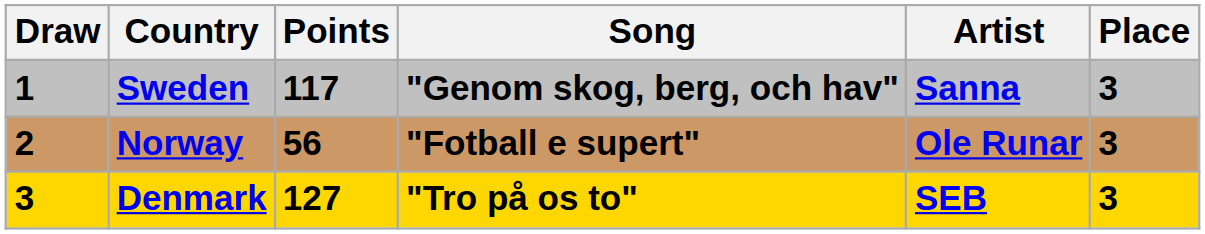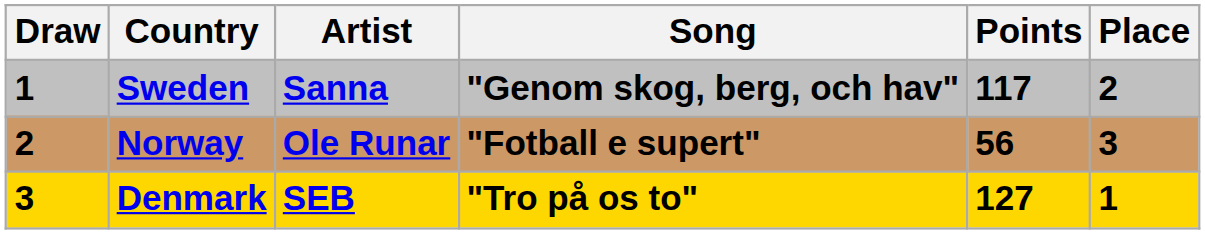columns swapped: (999, 32) <-> (336, 32)
(1108, 87) 3 -> (1108, 87) 2
(1108, 198) 3 -> (1108, 198) 1
